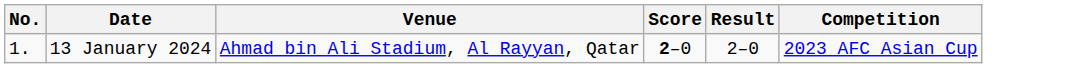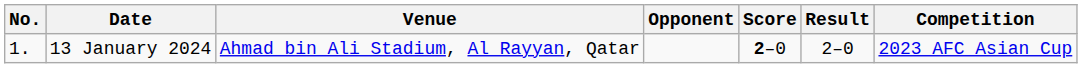+ column: (691, 19)
